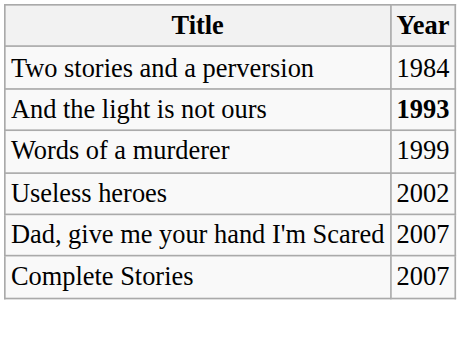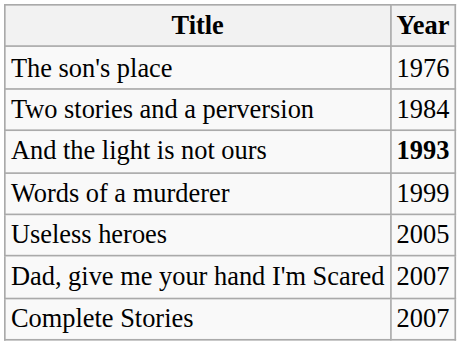+ row: (92, 67)
(423, 192) 2002 -> (423, 234) 2005
